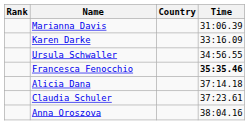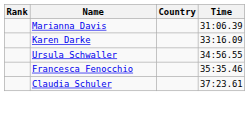(221, 69) bold -> (221, 69) normal
- row: (61, 84)
- row: (67, 112)
